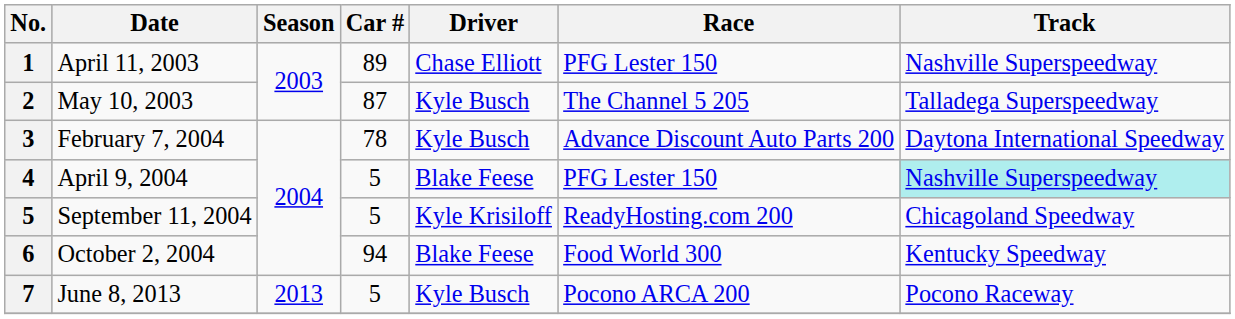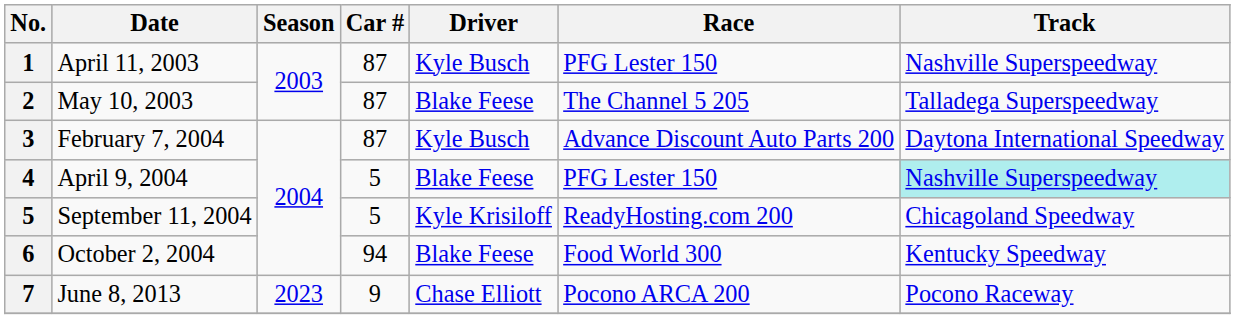(375, 62) 89 -> (375, 62) 87
(478, 62) Chase Elliott -> (472, 62) Kyle Busch
(472, 100) Kyle Busch -> (474, 100) Blake Feese
(375, 139) 78 -> (375, 139) 87
(299, 293) 2013 -> (299, 293) 2023
(375, 293) 5 -> (375, 293) 9
(472, 293) Kyle Busch -> (478, 293) Chase Elliott
